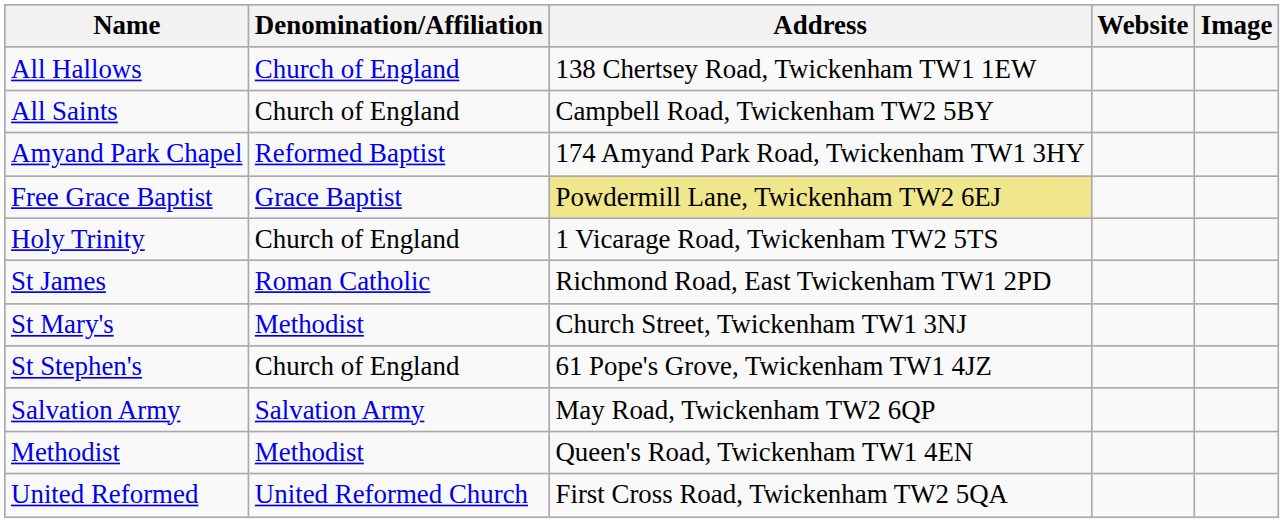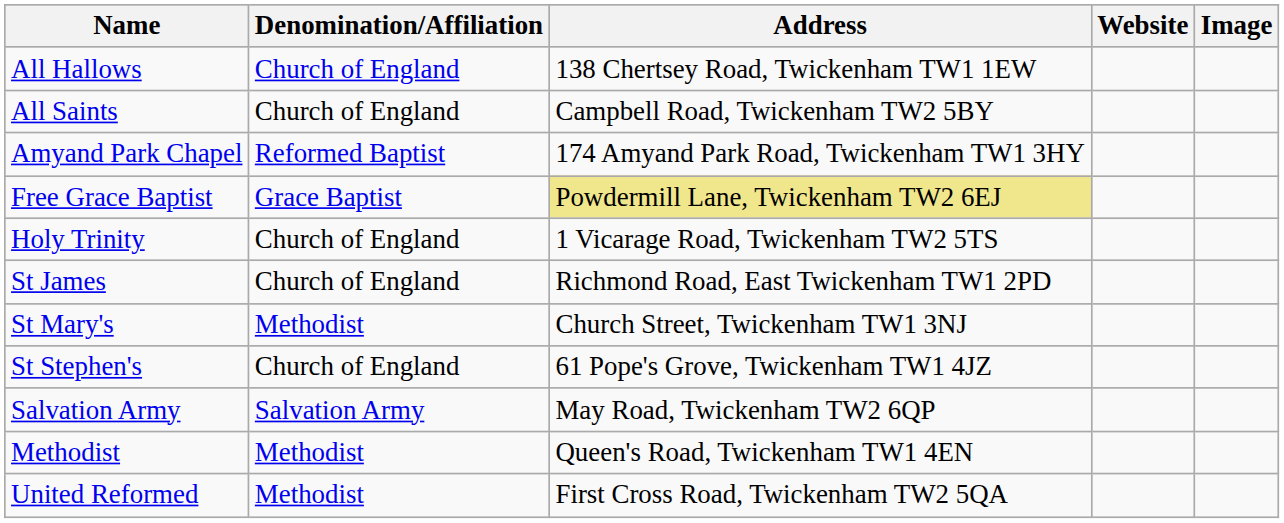(343, 281) Roman Catholic -> (357, 281) Church of England
(391, 494) United Reformed Church -> (309, 494) Methodist
